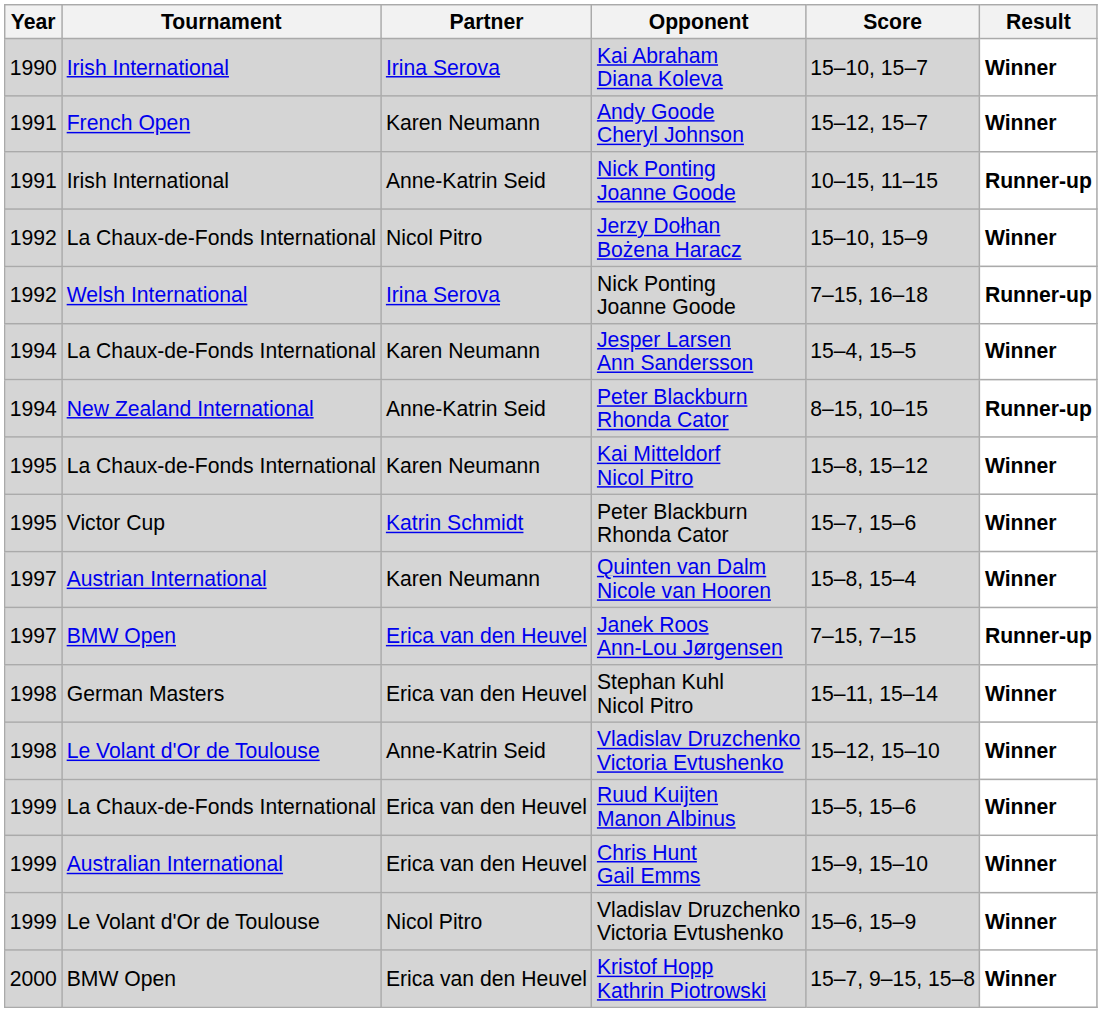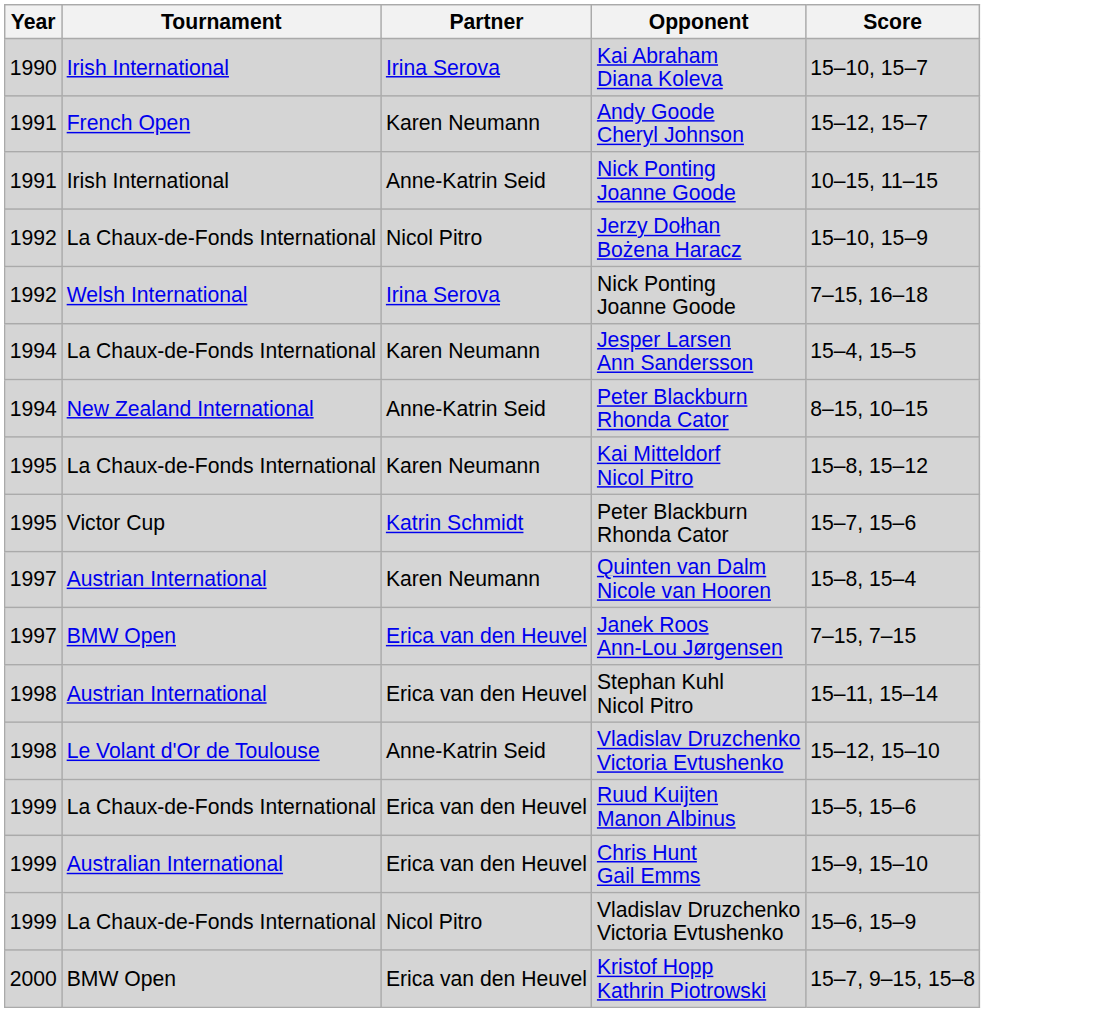- column: (1038, 22)
(145, 694) German Masters -> (167, 694) Austrian International
(193, 921) Le Volant d'Or de Toulouse -> (221, 921) La Chaux-de-Fonds International
